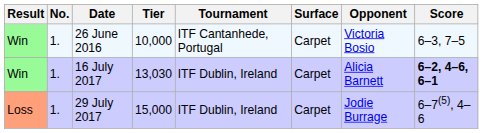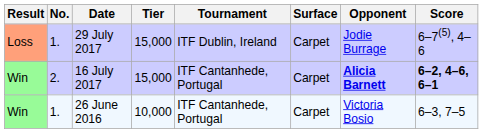rows swapped: (96, 40) <-> (94, 109)
(55, 74) 1. -> (55, 77) 2.
(154, 74) 13,030 -> (153, 77) 15,000
(227, 74) ITF Dublin, Ireland -> (223, 77) ITF Cantanhede, Portugal
(364, 74) normal -> (364, 77) bold
